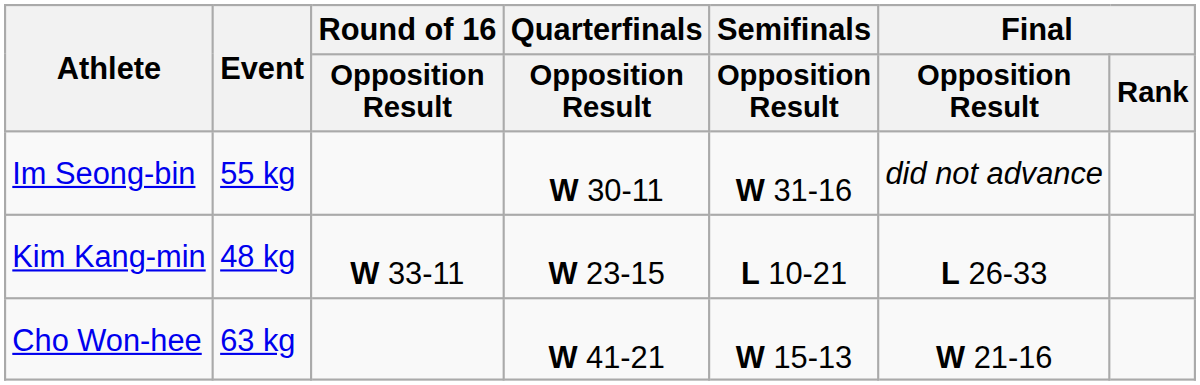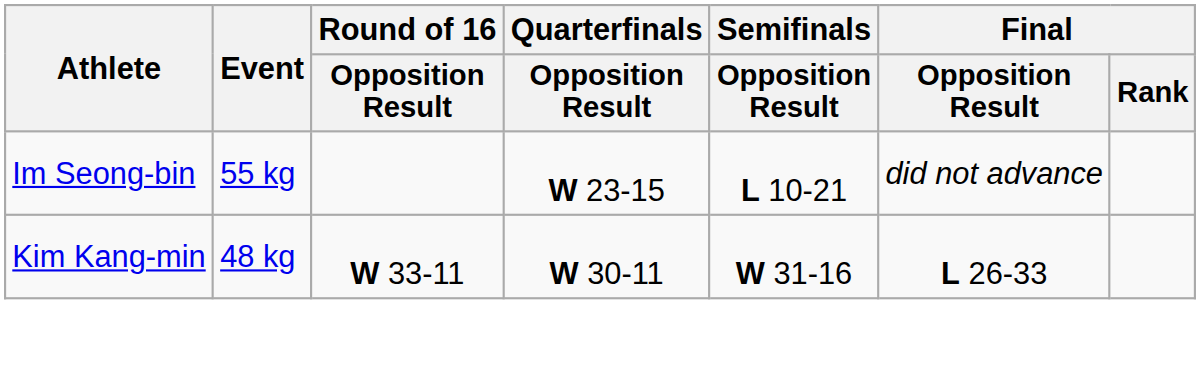(607, 191) W 30-11 -> (607, 191) W 23-15
(794, 191) W 31-16 -> (794, 191) L 10-21
(607, 274) W 23-15 -> (607, 274) W 30-11
(794, 274) L 10-21 -> (794, 274) W 31-16
- row: (107, 340)
